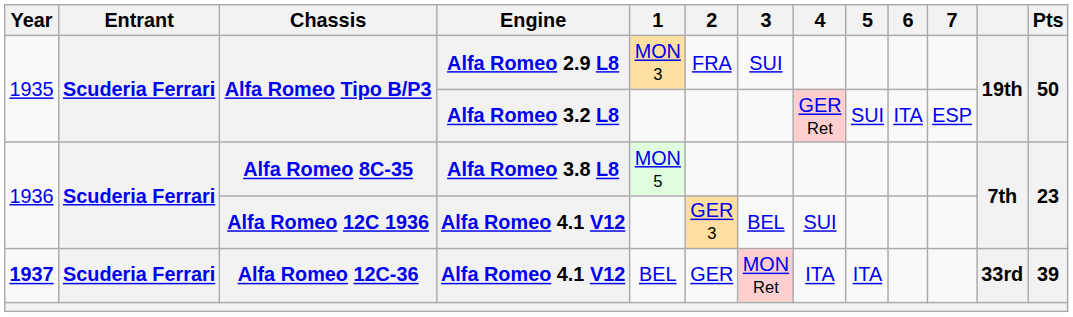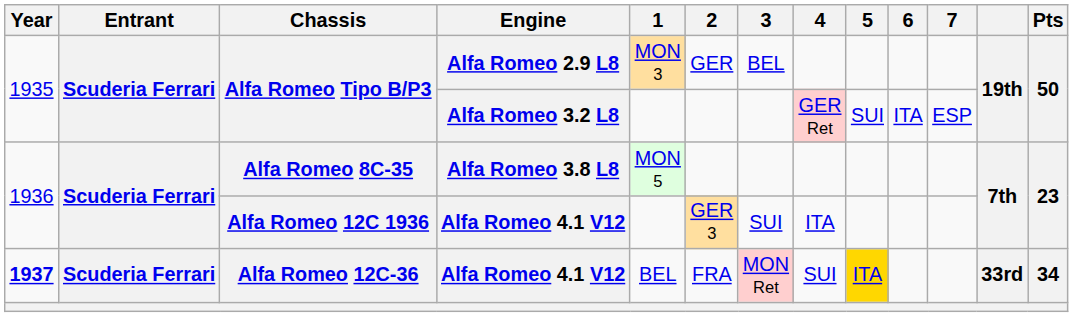(712, 62) FRA -> (712, 62) GER
(766, 62) SUI -> (766, 62) BEL
(766, 222) BEL -> (766, 222) SUI
(820, 222) SUI -> (820, 222) ITA
(712, 275) GER -> (712, 275) FRA
(820, 275) ITA -> (820, 275) SUI
(867, 275) no background -> (867, 275) gold background
(1048, 275) 39 -> (1048, 275) 34
